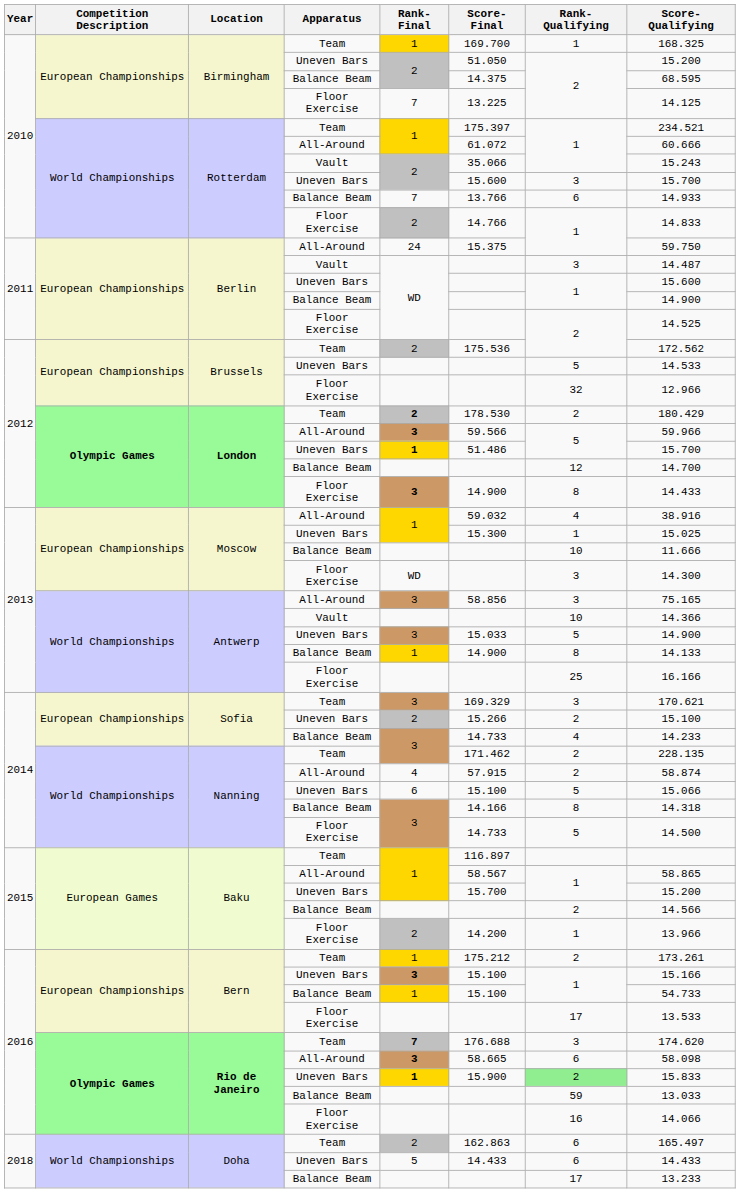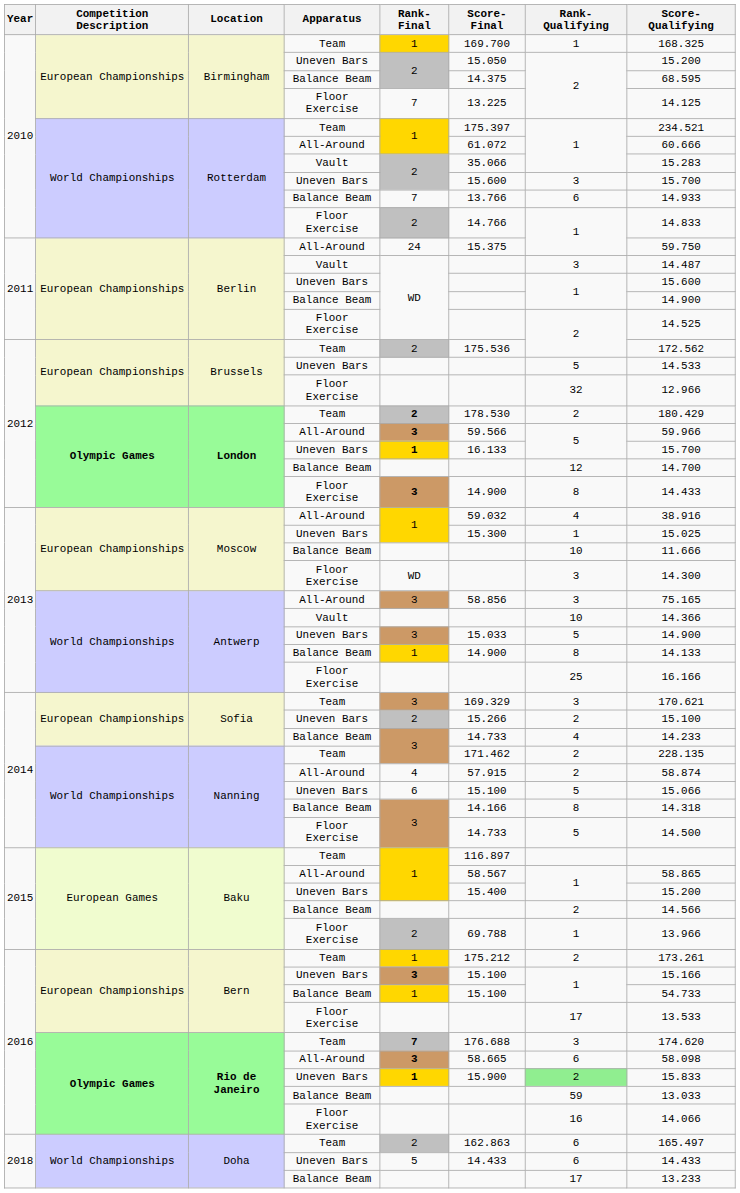(487, 62) 51.050 -> (487, 62) 15.050
(681, 163) 15.243 -> (681, 163) 15.283
(487, 450) 51.486 -> (487, 450) 16.133
(487, 892) 15.700 -> (487, 892) 15.400
(487, 934) 14.200 -> (487, 934) 69.788
